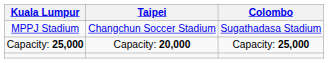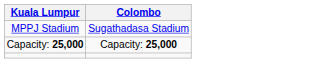- column: (152, 12)
